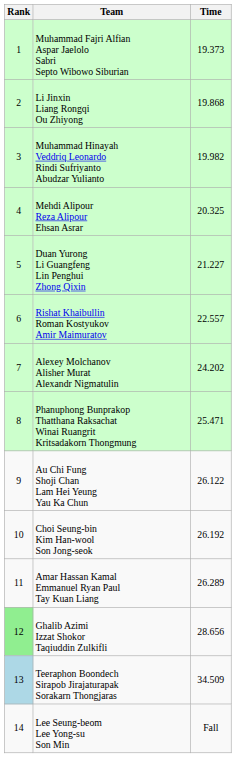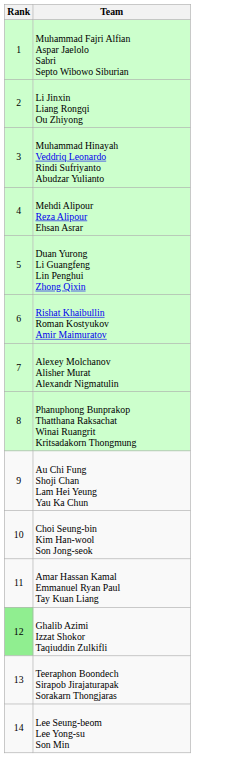- column: (211, 12)
(19, 680) lightblue background -> (19, 680) no background
